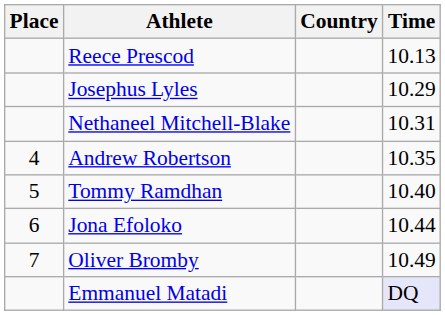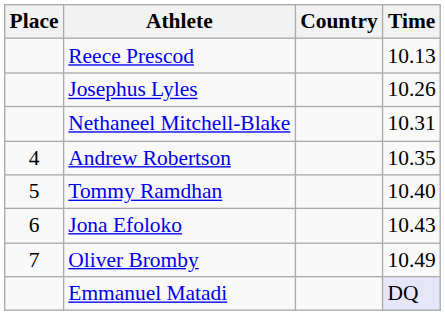(412, 89) 10.29 -> (412, 89) 10.26
(412, 225) 10.44 -> (412, 225) 10.43
